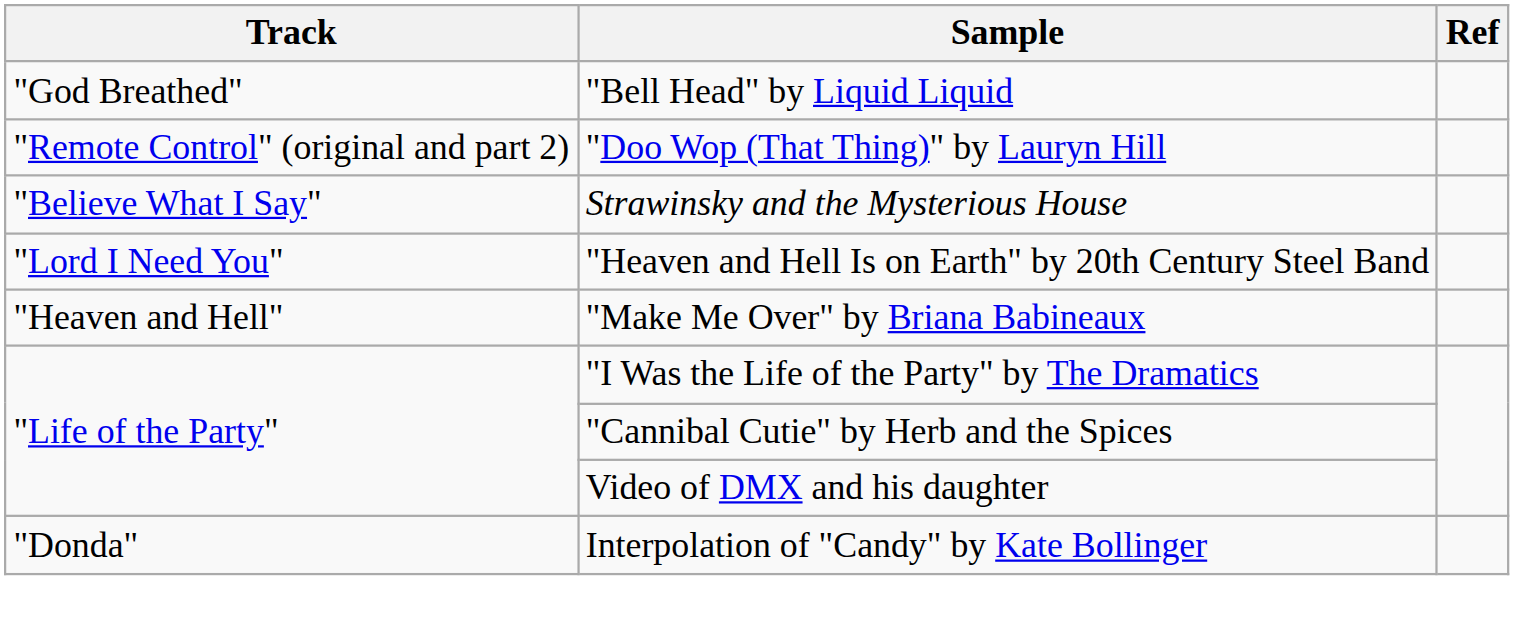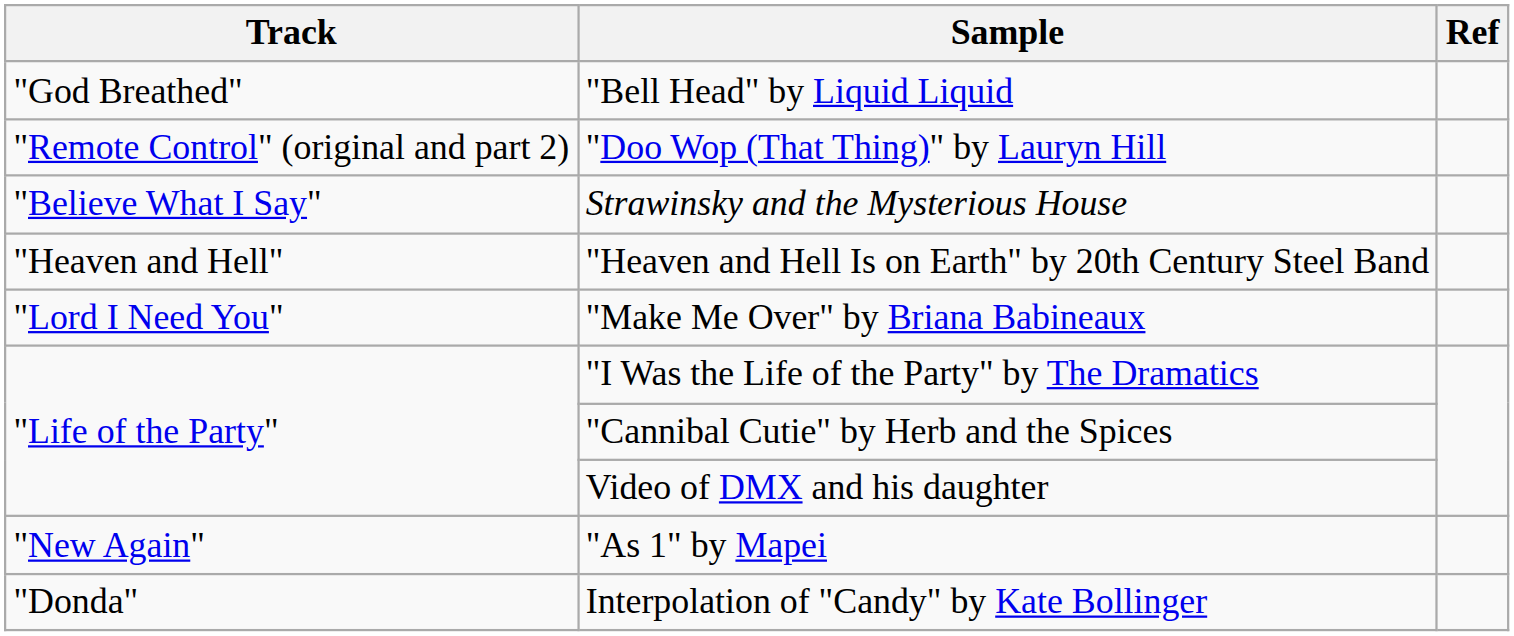(148, 260) "Lord I Need You" -> (148, 260) "Heaven and Hell"
(148, 317) "Heaven and Hell" -> (148, 317) "Lord I Need You"
+ row: (706, 544)
